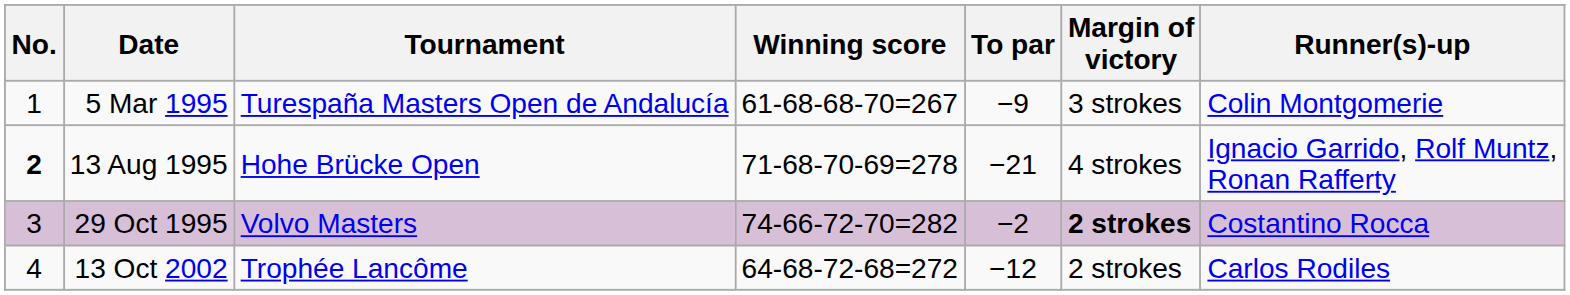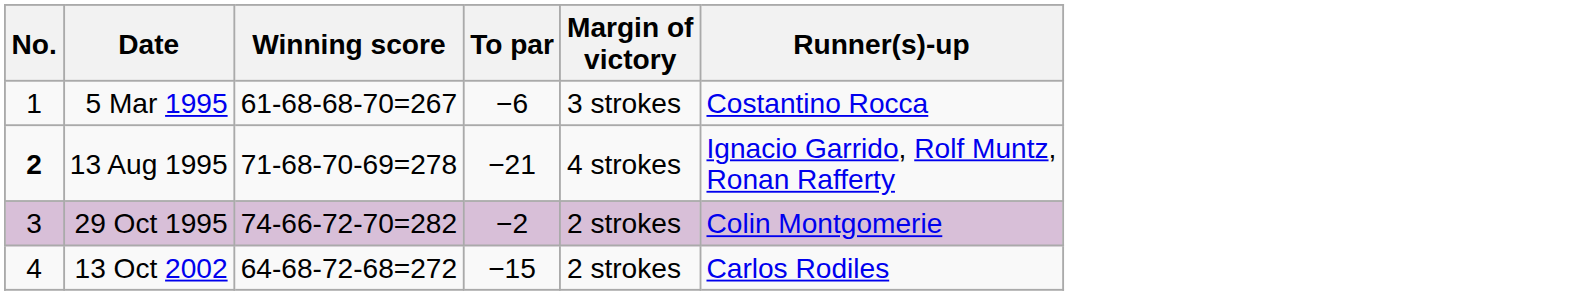- column: (485, 43)
(1013, 103) −9 -> (512, 103) −6
(1325, 103) Colin Montgomerie -> (817, 103) Costantino Rocca
(1130, 224) bold -> (624, 224) normal
(1318, 224) Costantino Rocca -> (824, 224) Colin Montgomerie
(1013, 268) −12 -> (512, 268) −15
